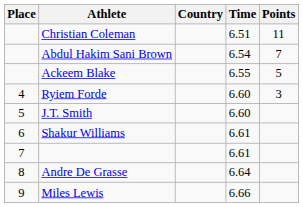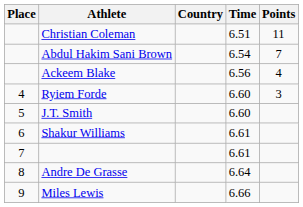(240, 73) 6.55 -> (240, 73) 6.56
(279, 73) 5 -> (279, 73) 4
